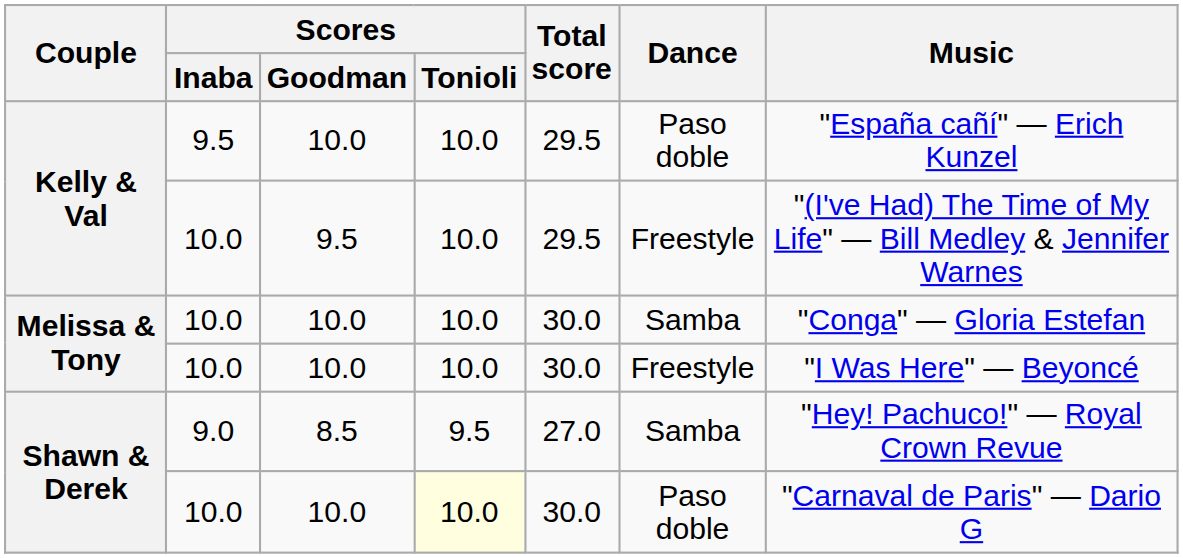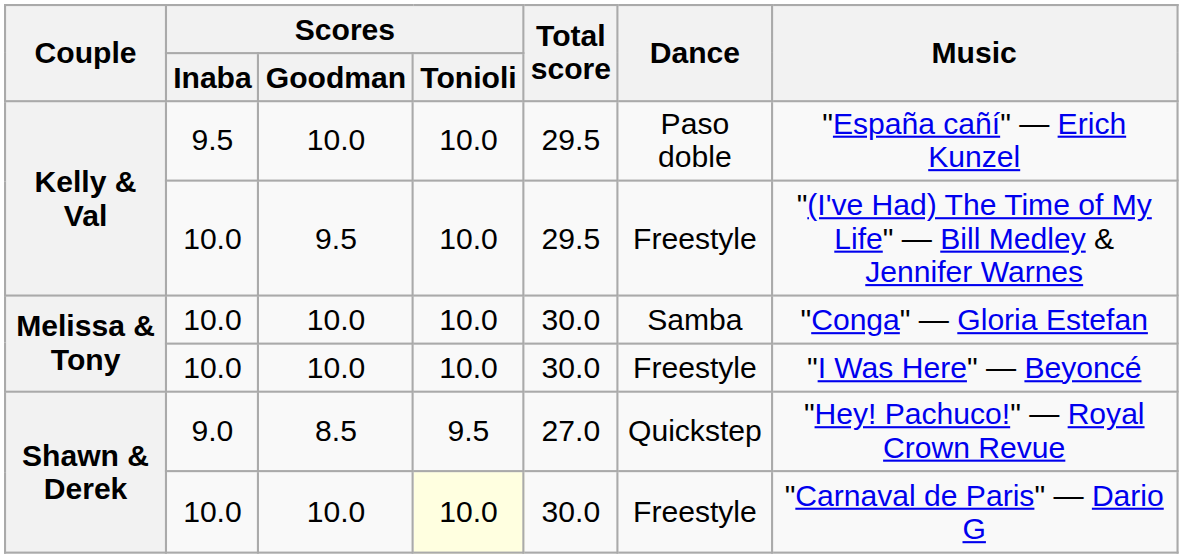(693, 432) Samba -> (695, 432) Quickstep
(693, 513) Paso doble -> (695, 513) Freestyle
